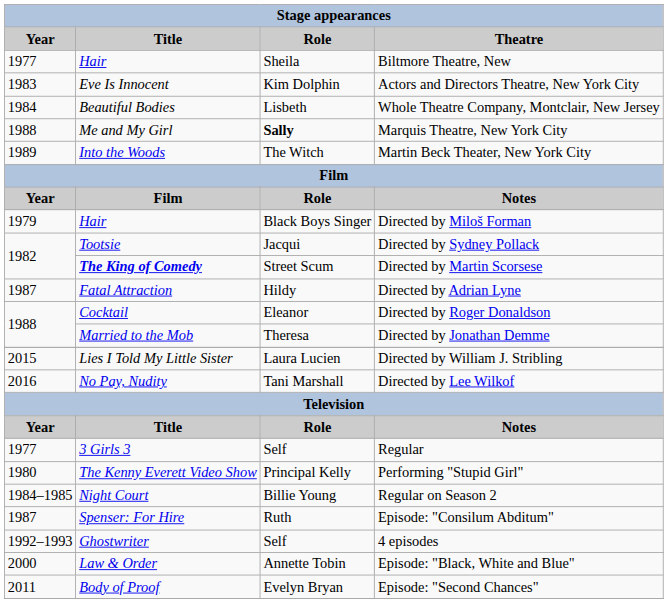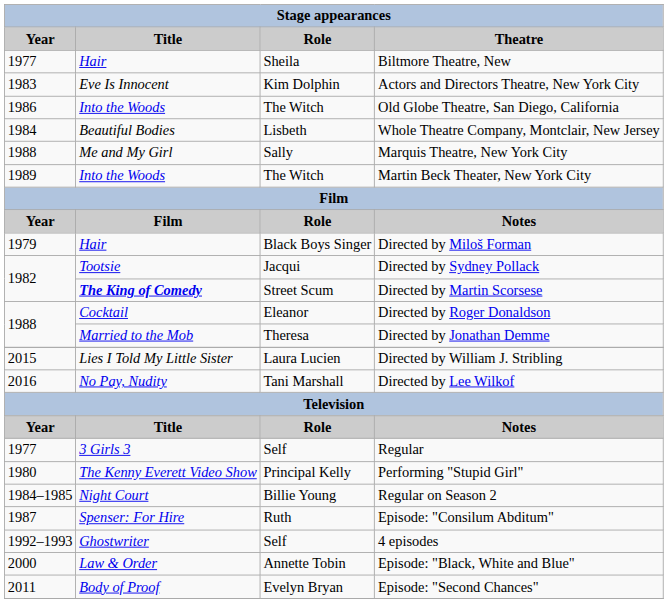+ row: (498, 107)
(279, 130) bold -> (278, 152) normal
- row: (449, 289)
